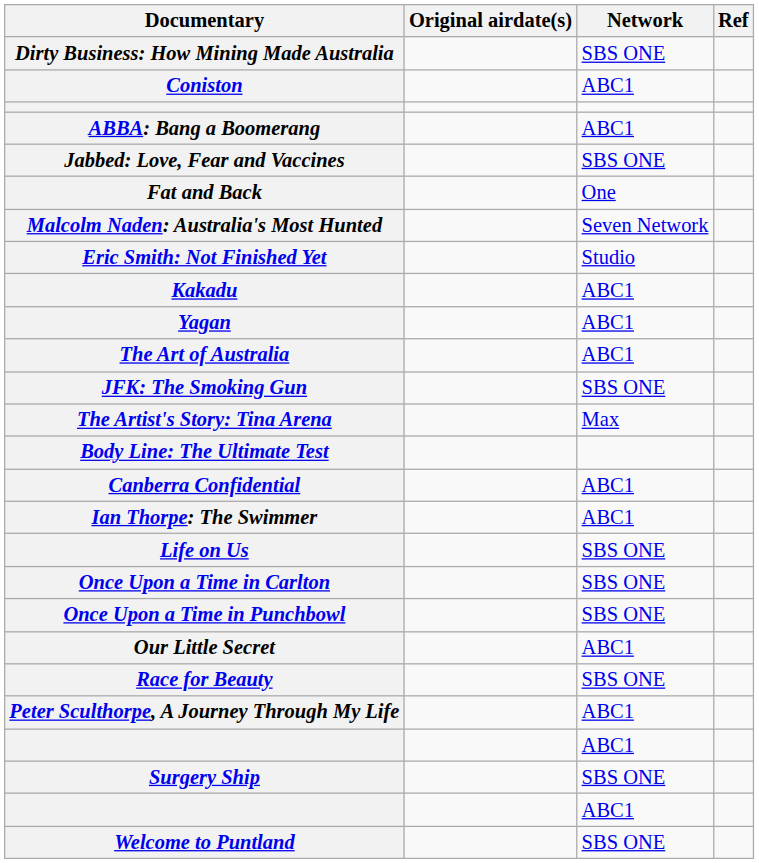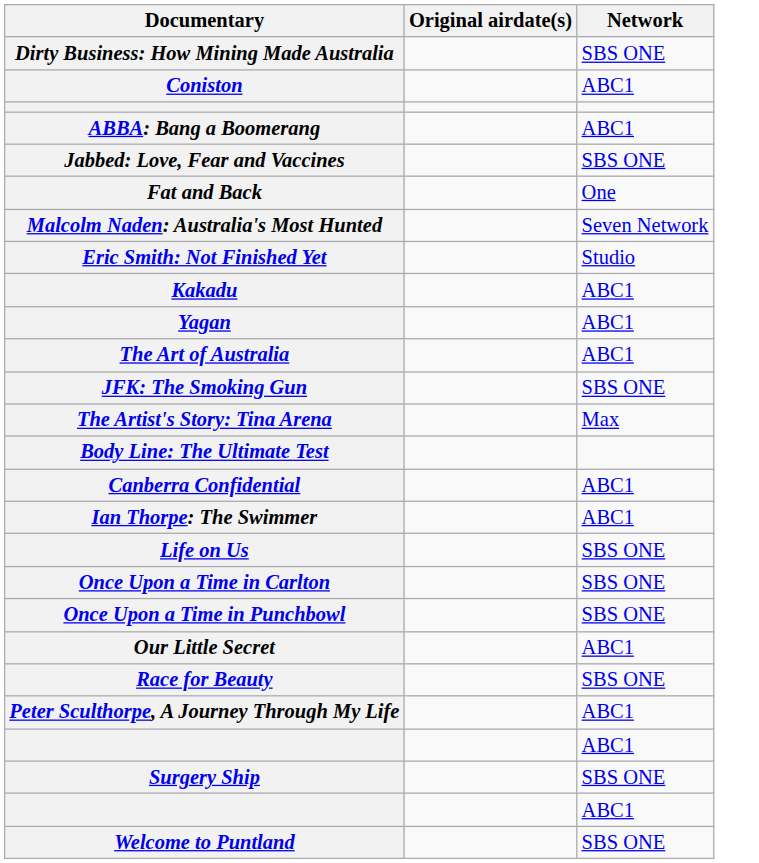- column: (733, 20)
